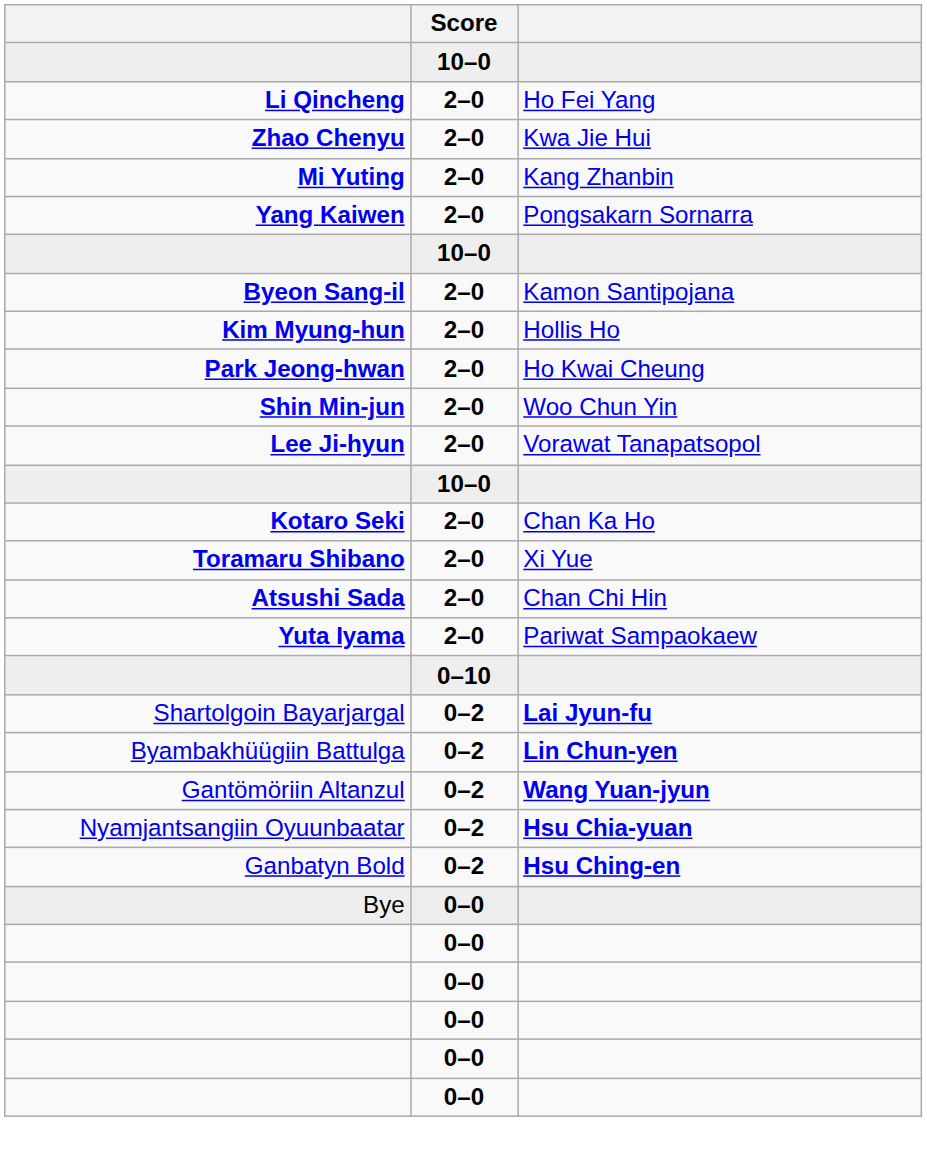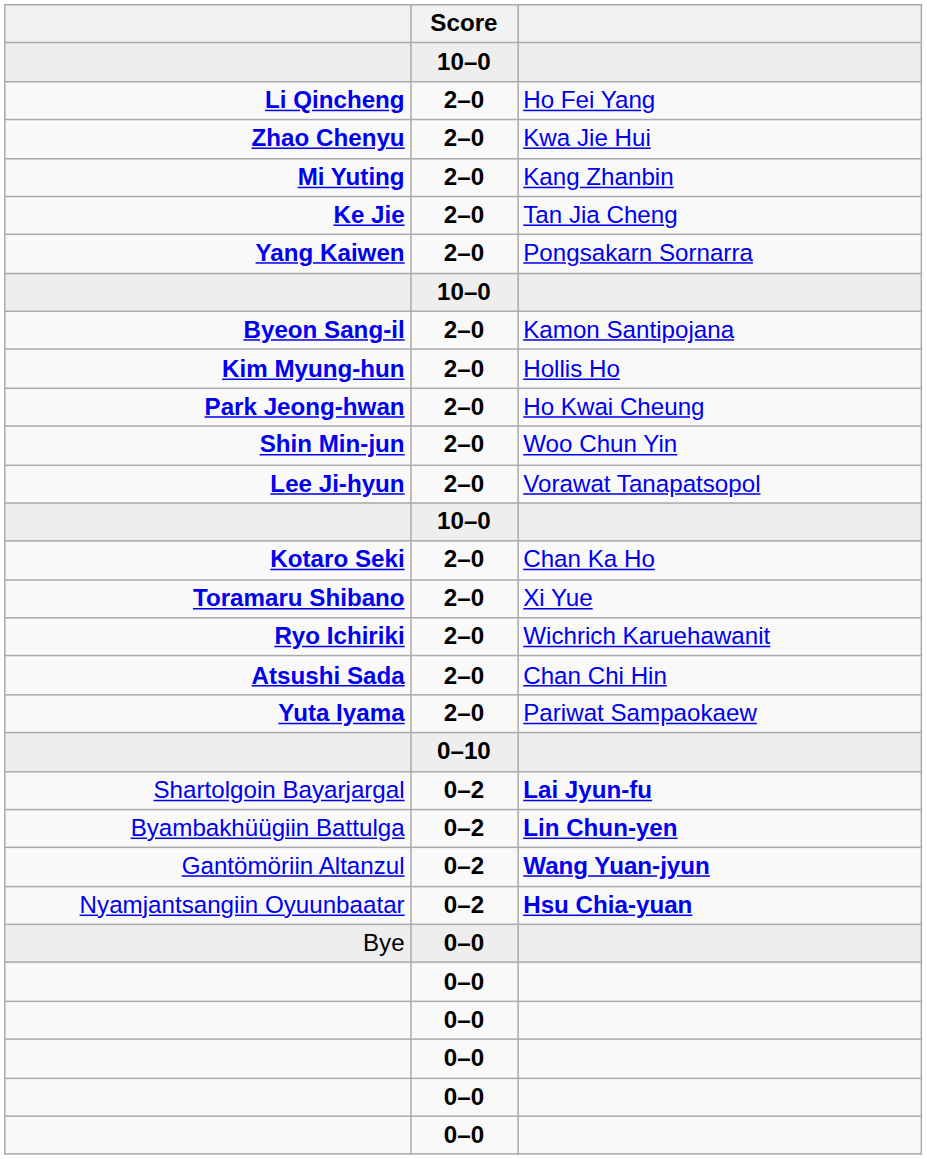+ row: (369, 215)
+ row: (340, 636)
- row: (325, 866)
